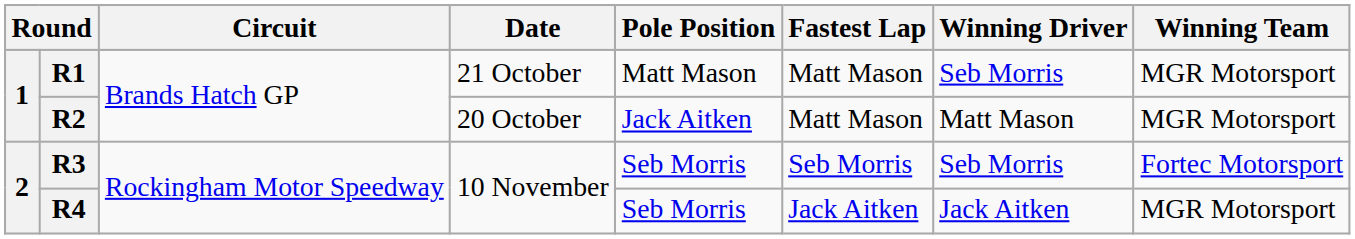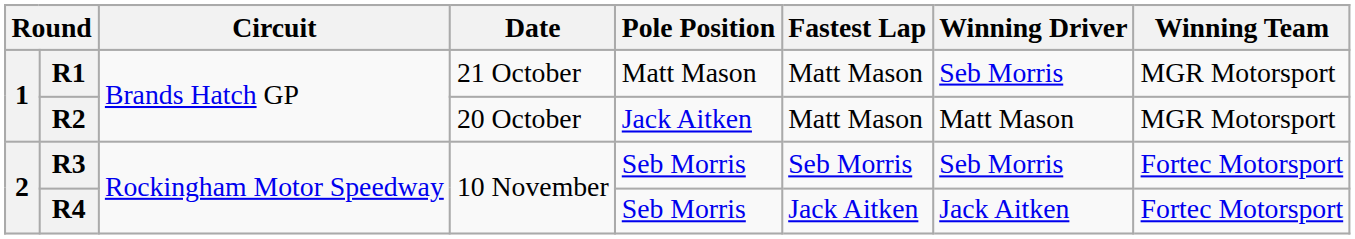(1238, 210) MGR Motorsport -> (1242, 210) Fortec Motorsport
